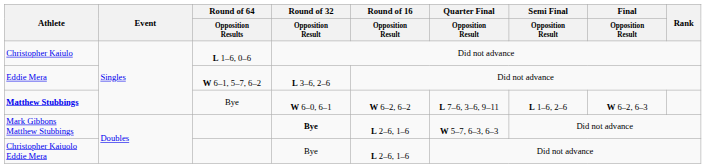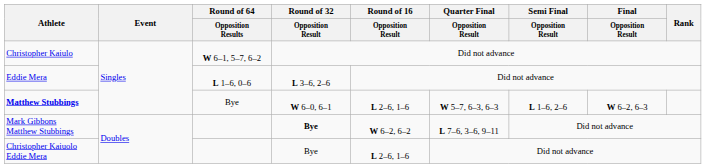(232, 59) L 1–6, 0–6 -> (232, 59) W 6–1, 5–7, 6–2
(232, 83) W 6–1, 5–7, 6–2 -> (232, 83) L 1–6, 0–6
(390, 107) W 6–2, 6–2 -> (390, 107) L 2–6, 1–6
(469, 107) L 7–6, 3–6, 9–11 -> (469, 107) W 5–7, 6–3, 6–3
(390, 132) L 2–6, 1–6 -> (390, 132) W 6–2, 6–2
(469, 132) W 5–7, 6–3, 6–3 -> (469, 132) L 7–6, 3–6, 9–11
